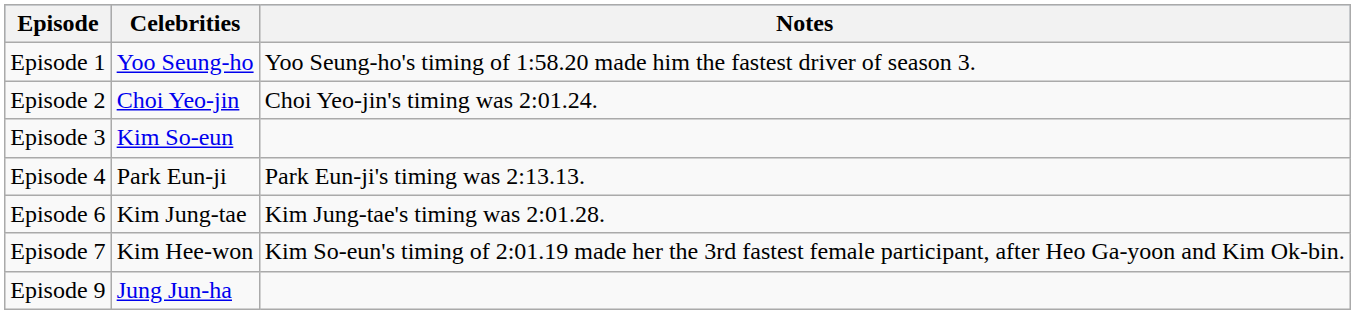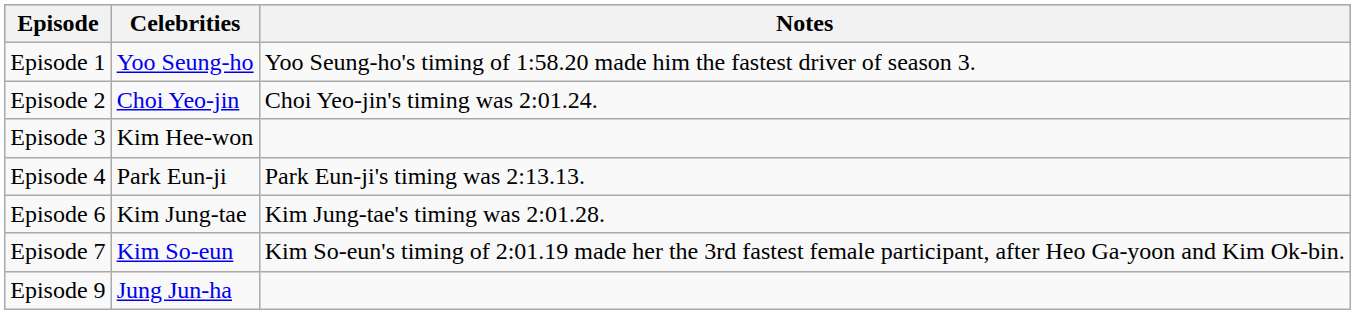(175, 137) Kim So-eun -> (185, 137) Kim Hee-won
(185, 251) Kim Hee-won -> (175, 251) Kim So-eun
